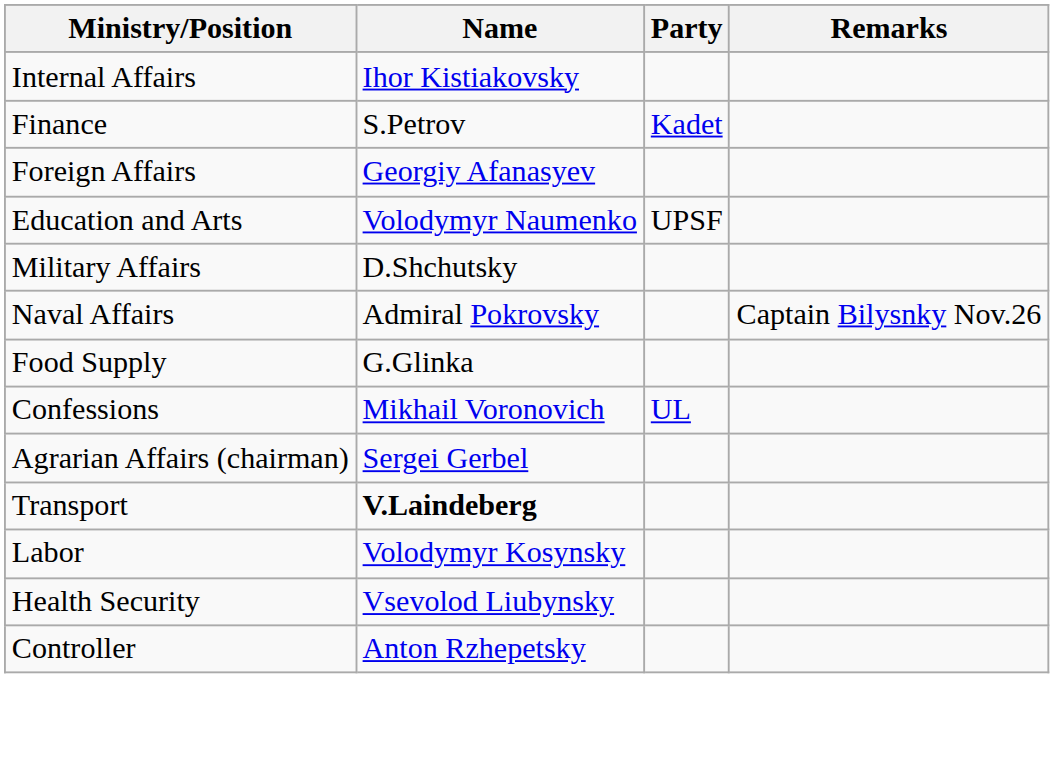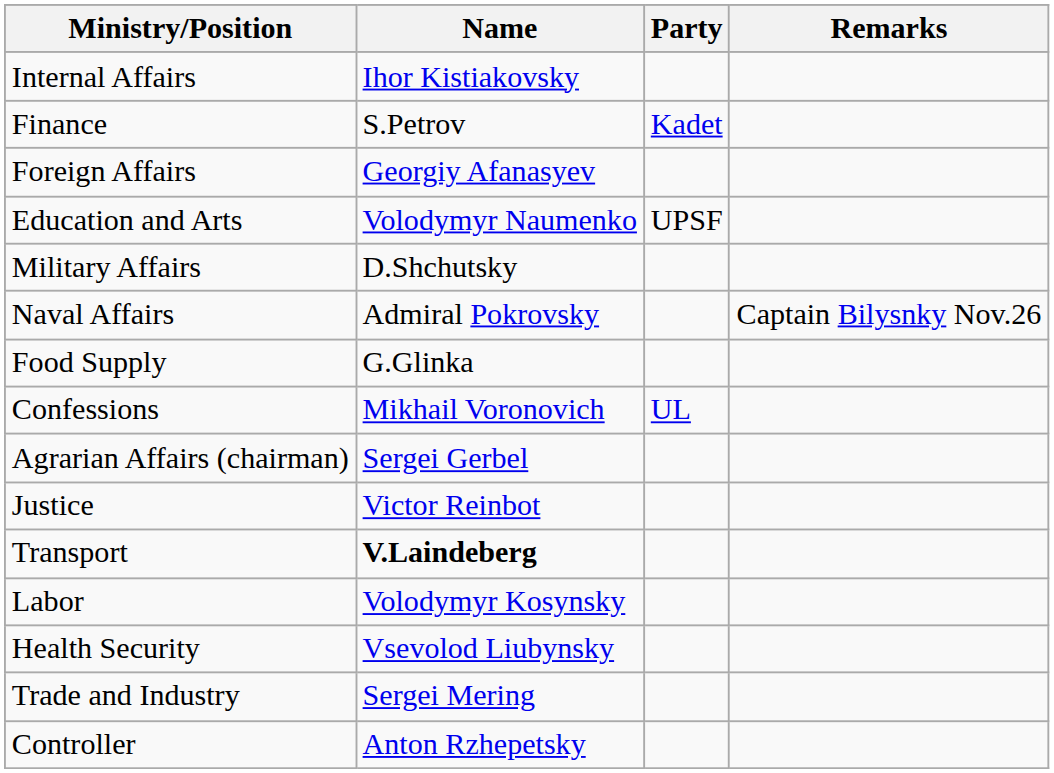+ row: (53, 505)
+ row: (126, 696)
